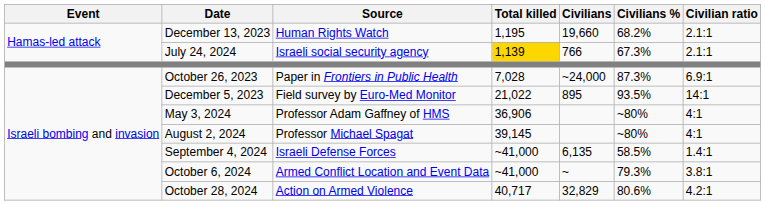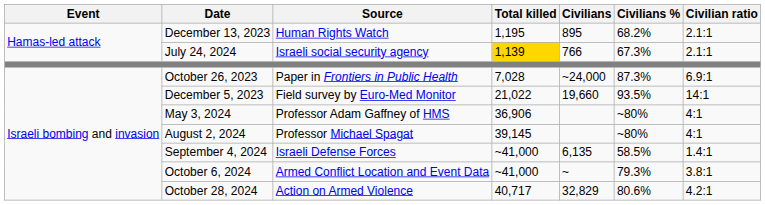(580, 33) 19,660 -> (572, 33) 895
(572, 95) 895 -> (580, 95) 19,660
